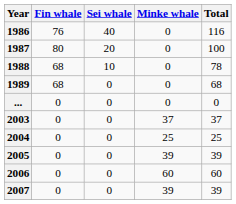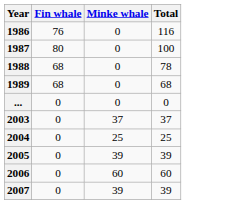- column: (109, 13)
